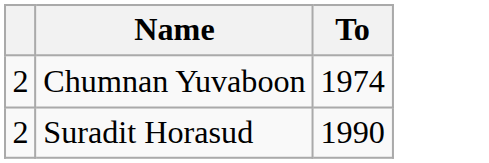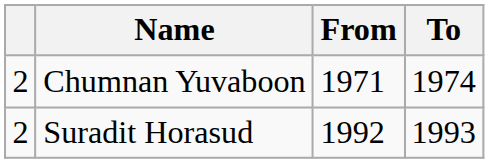+ column: (359, 30)
(353, 132) 1990 -> (444, 132) 1993
